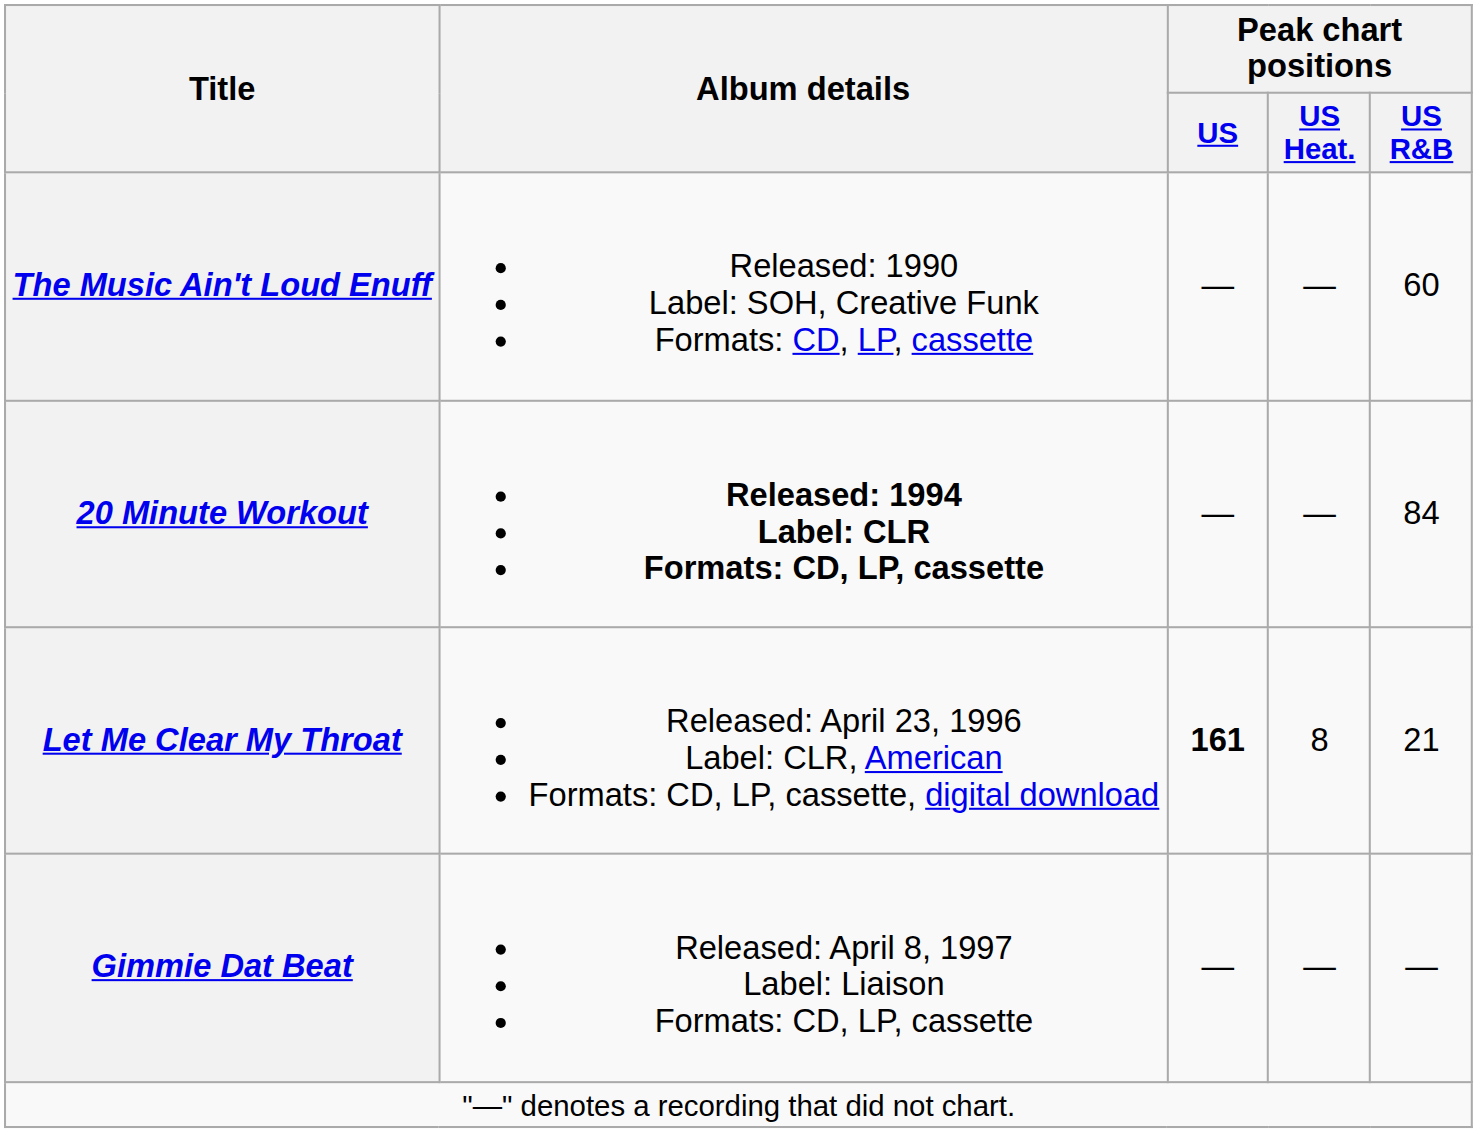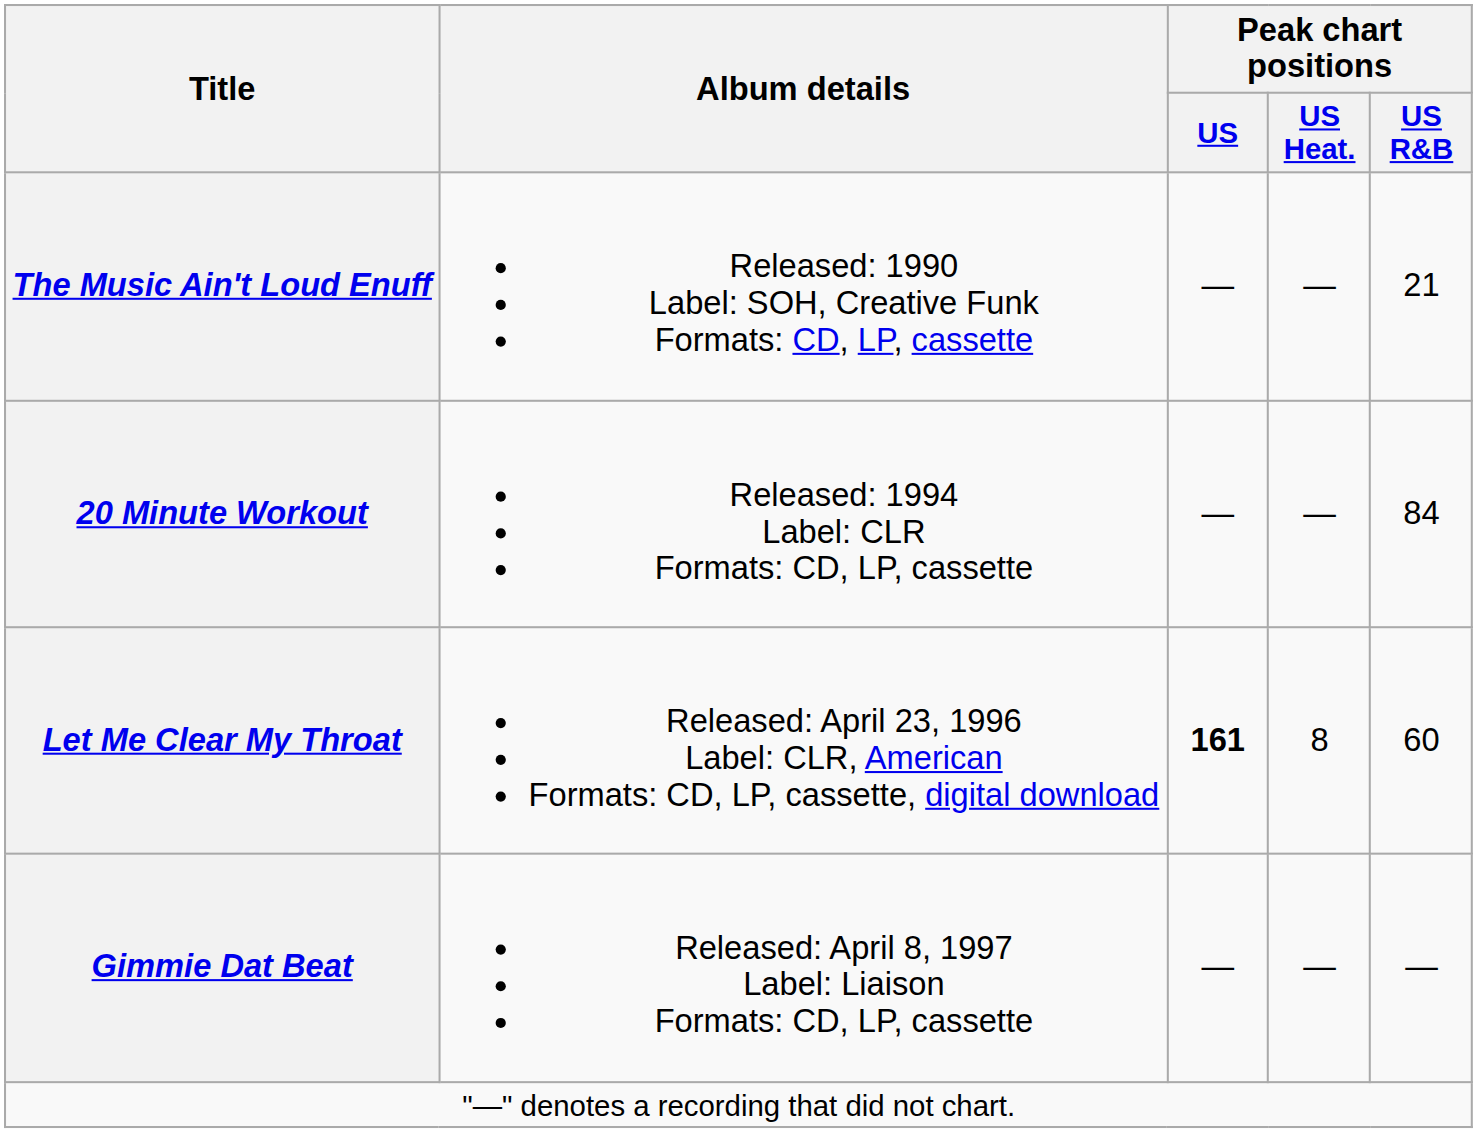(1421, 285) 60 -> (1421, 285) 21
(803, 532) bold -> (803, 532) normal
(1421, 740) 21 -> (1421, 740) 60
